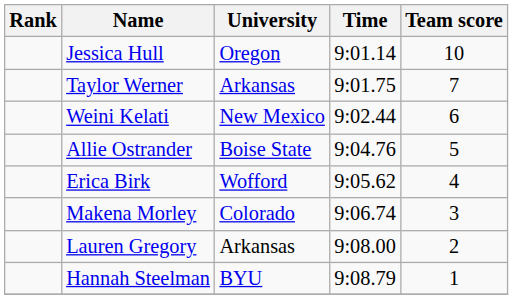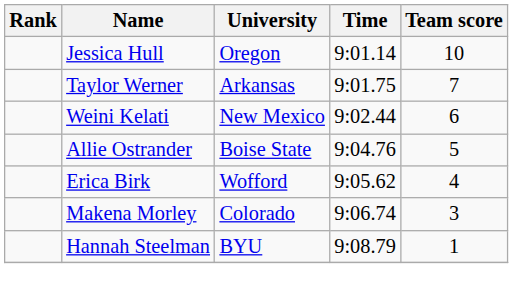- row: (131, 246)
